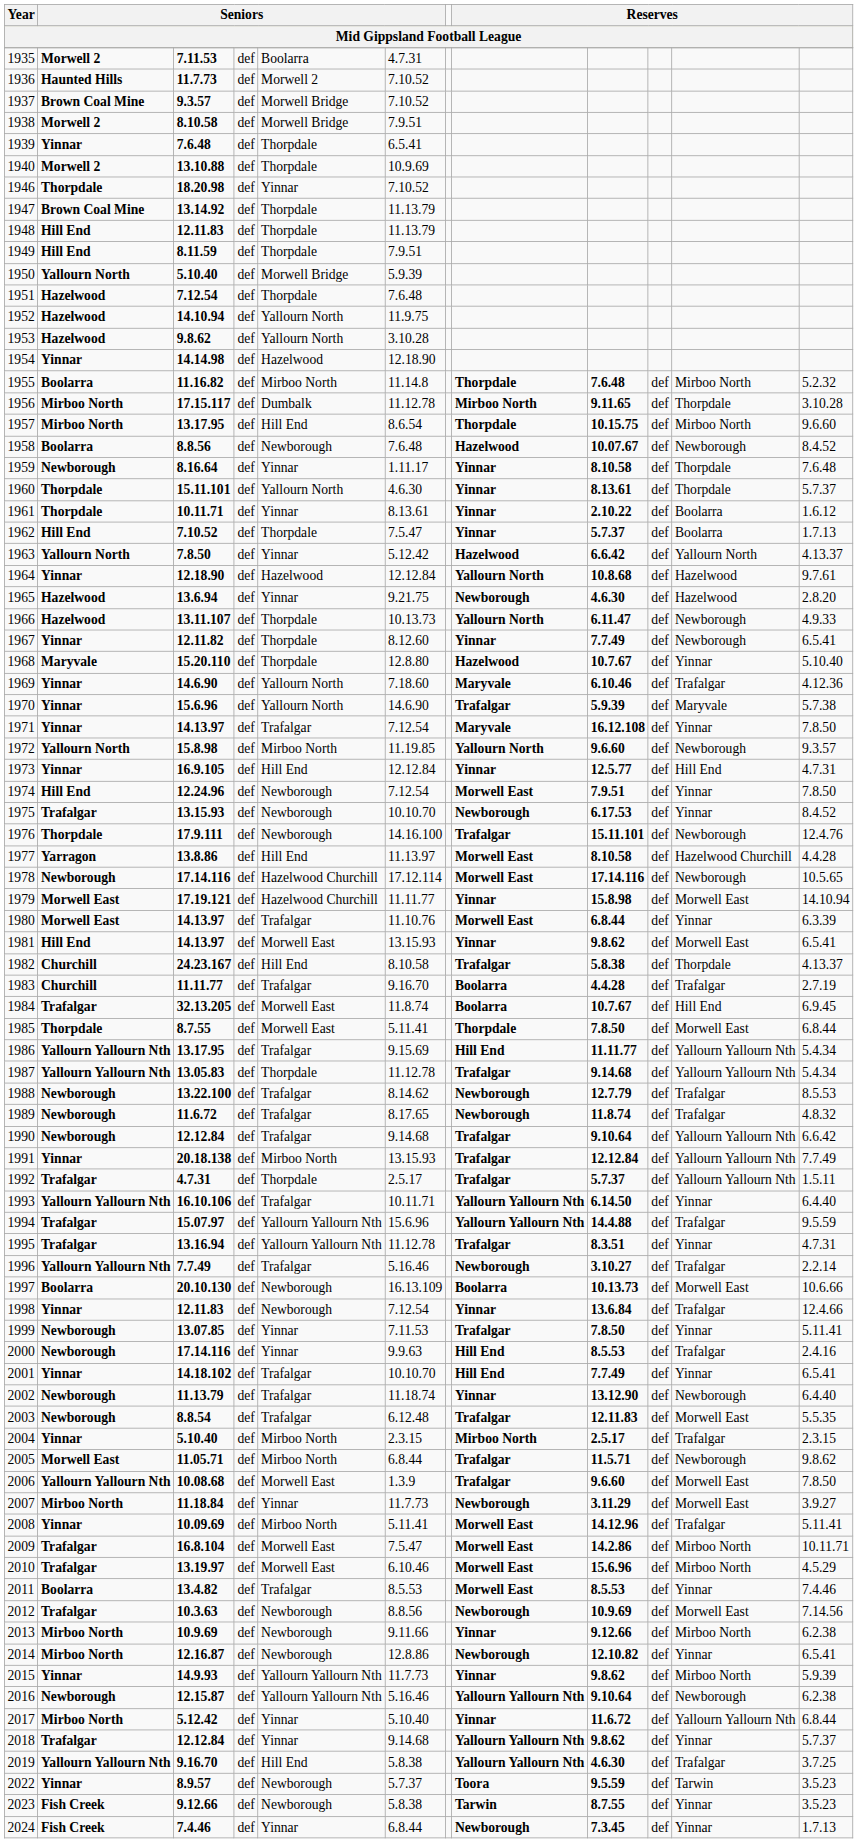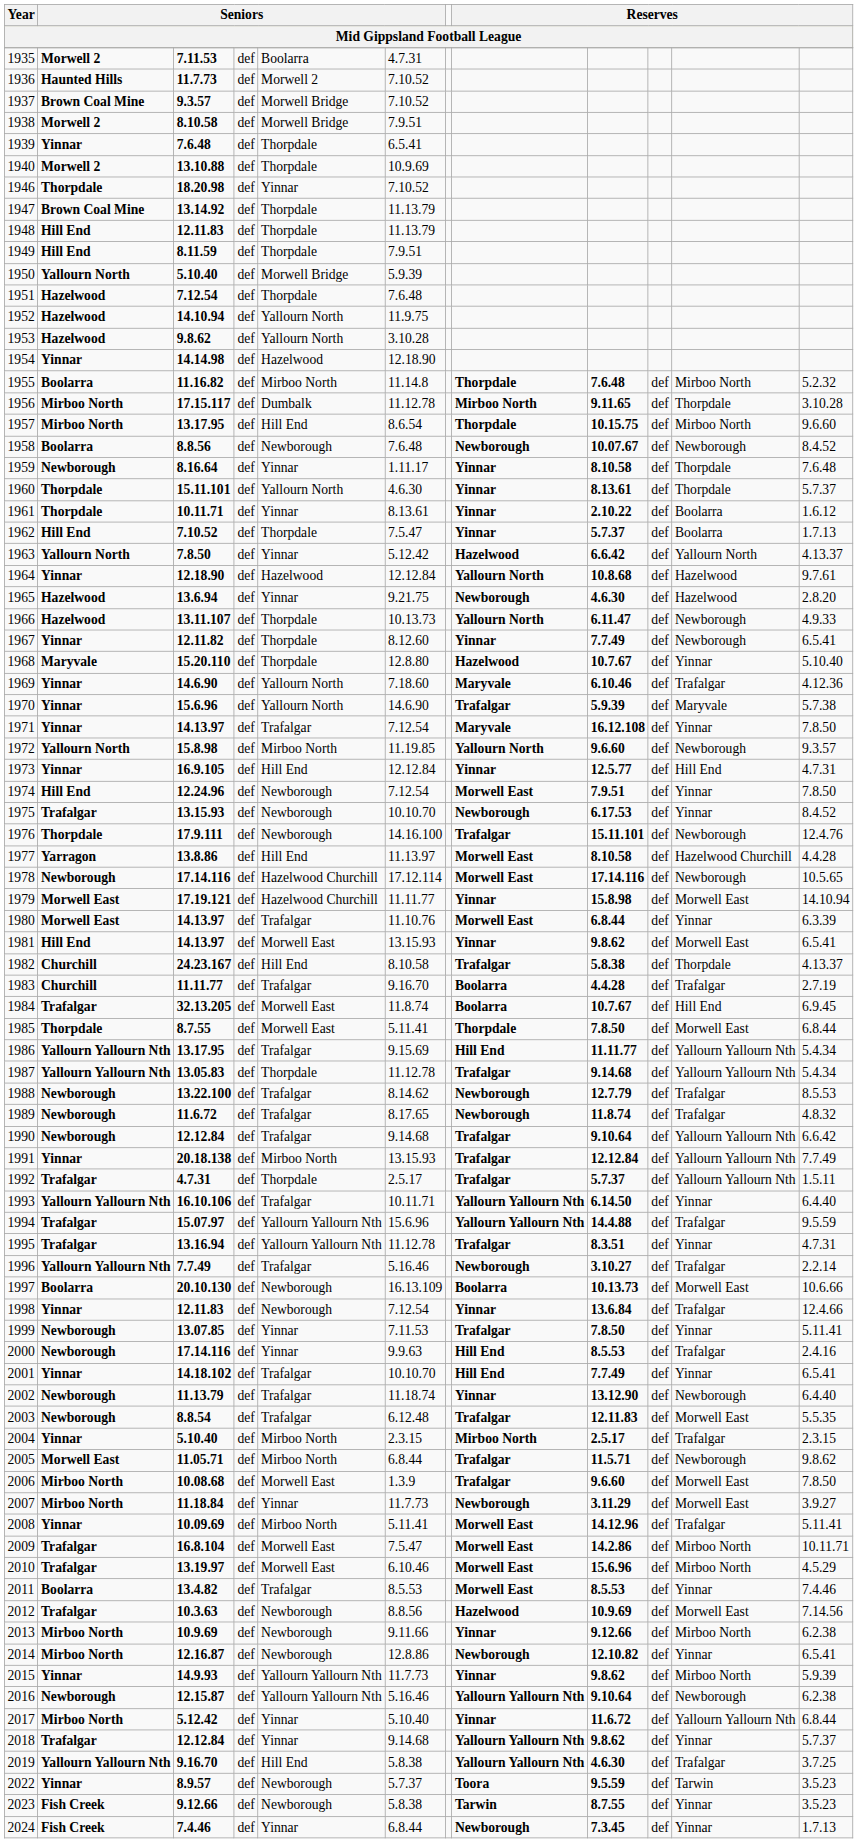(487, 446) Hazelwood -> (492, 446) Newborough
(106, 1481) Yallourn Yallourn Nth -> (82, 1481) Mirboo North
(492, 1611) Newborough -> (487, 1611) Hazelwood
